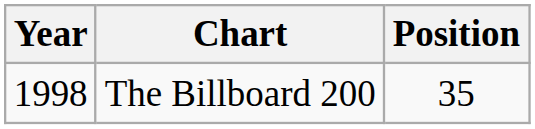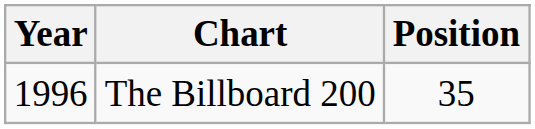(51, 92) 1998 -> (51, 92) 1996
